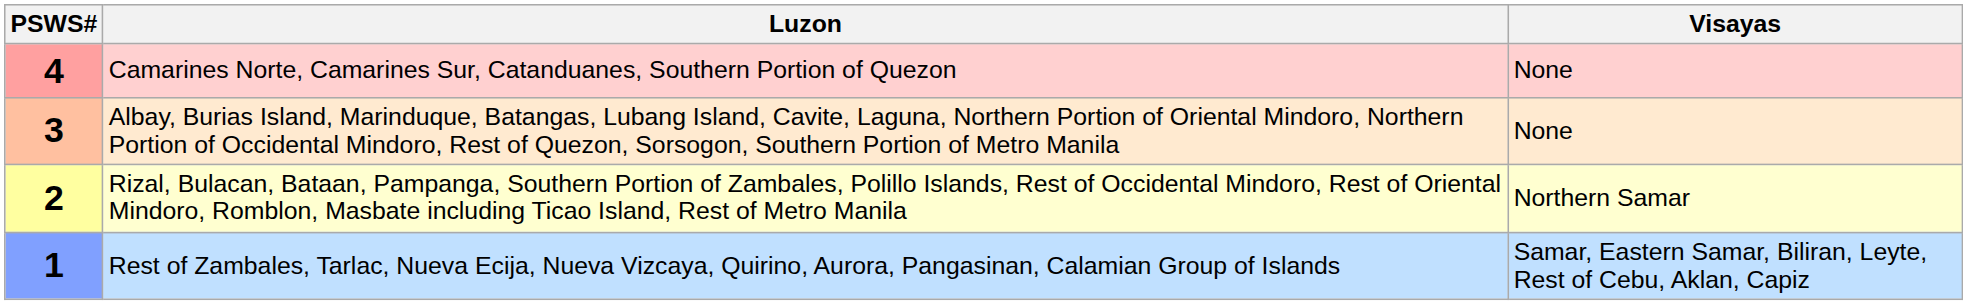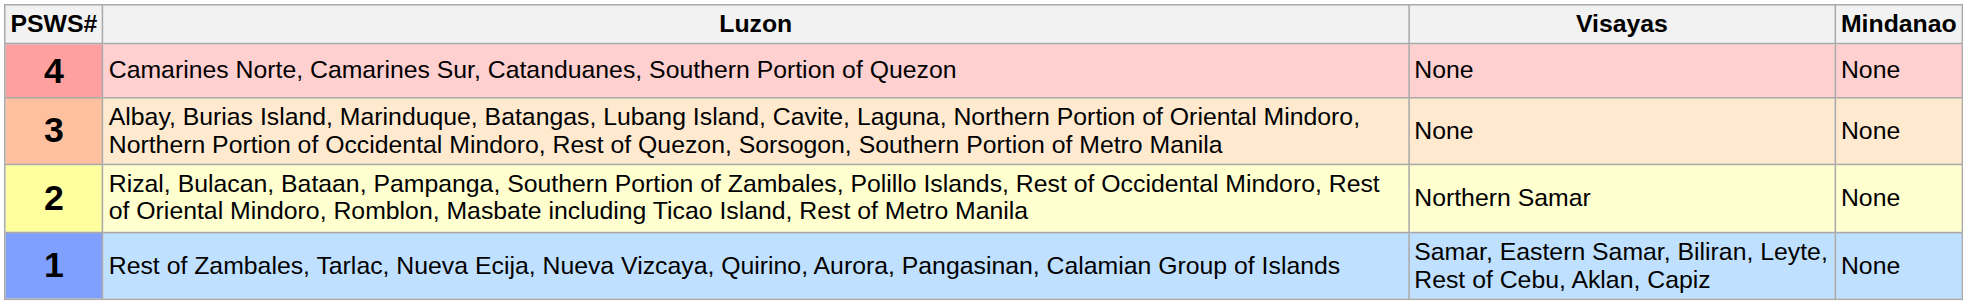+ column: (1899, 24)
